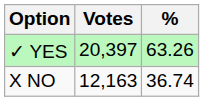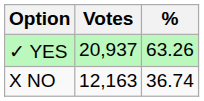(108, 50) 20,397 -> (108, 50) 20,937
